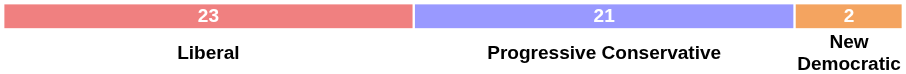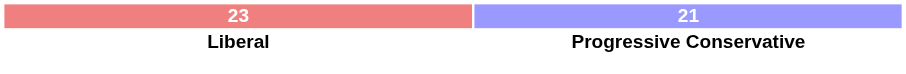- column: (849, 16)
